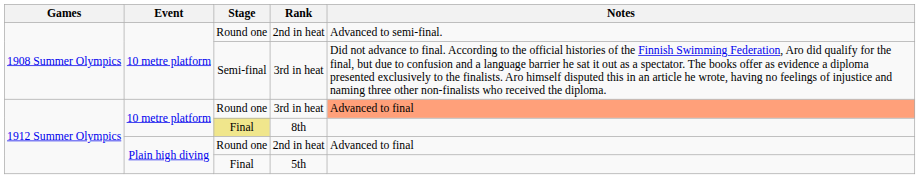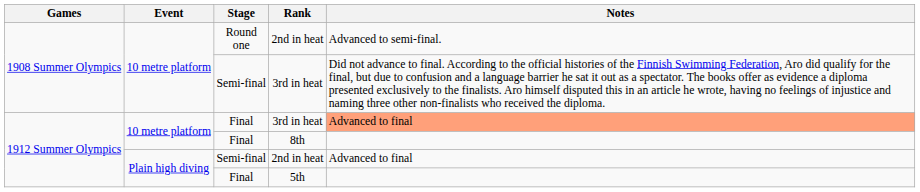(242, 108) Round one -> (241, 121) Final
(242, 127) khaki background -> (241, 140) no background
(242, 145) Round one -> (241, 158) Semi-final
